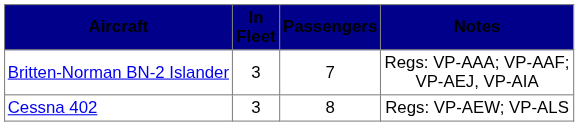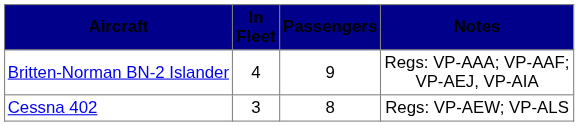(256, 72) 3 -> (256, 72) 4
(330, 72) 7 -> (330, 72) 9
